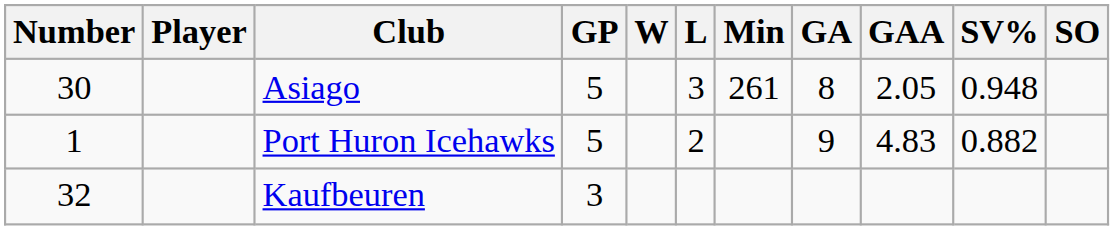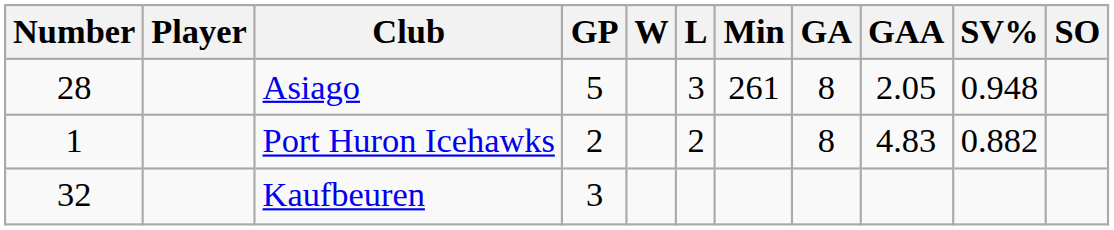(74, 86) 30 -> (74, 86) 28
(595, 140) 5 -> (595, 140) 2
(826, 140) 9 -> (826, 140) 8
